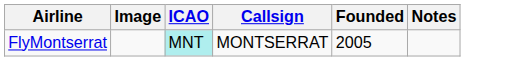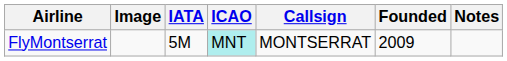+ column: (186, 17)
(354, 42) 2005 -> (397, 42) 2009
